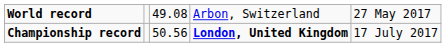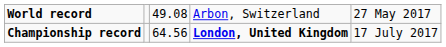(170, 33) 50.56 -> (170, 33) 64.56
